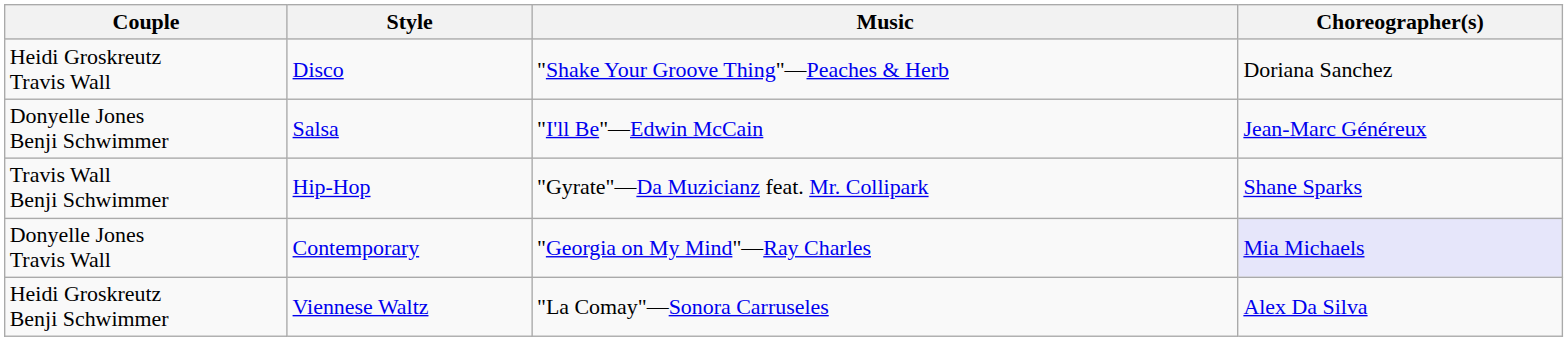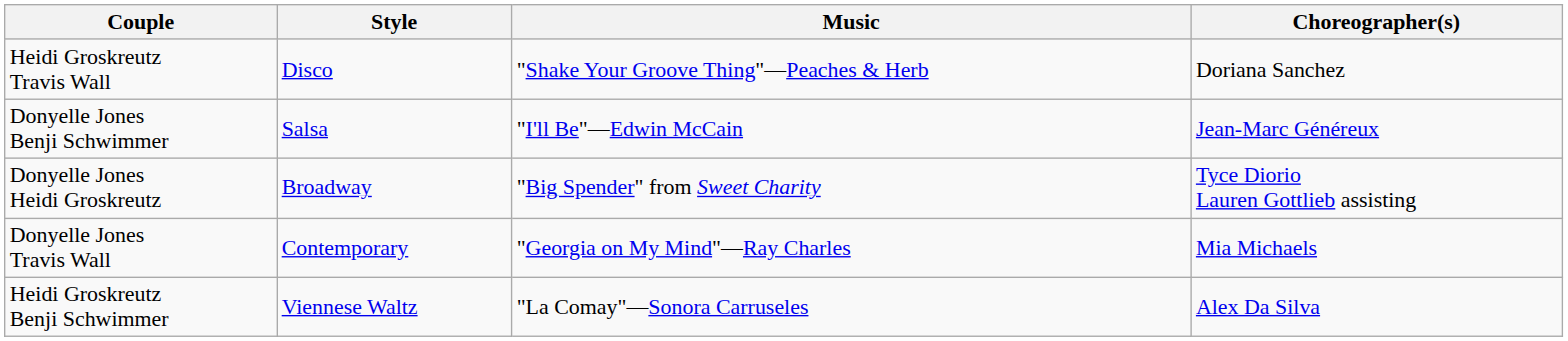- row: (89, 187)
+ row: (86, 187)
(1304, 247) lavender background -> (1256, 247) no background
